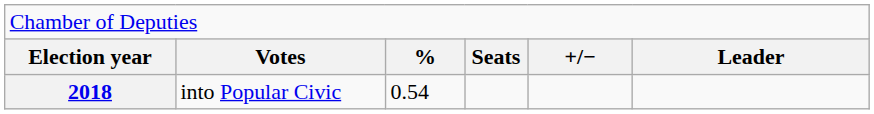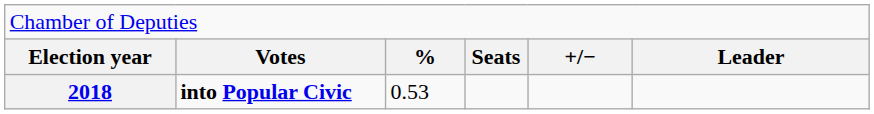(261, 91) normal -> (266, 91) bold
(410, 91) 0.54 -> (410, 91) 0.53
